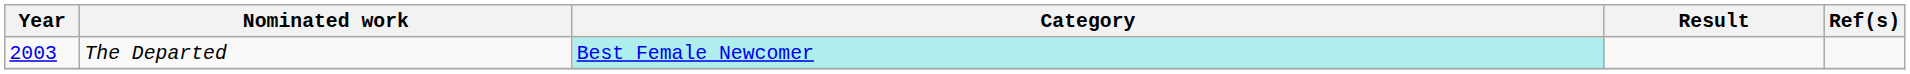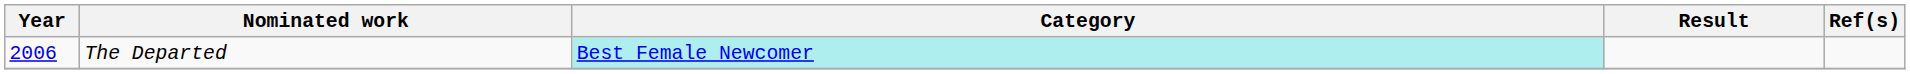(33, 53) 2003 -> (33, 53) 2006
